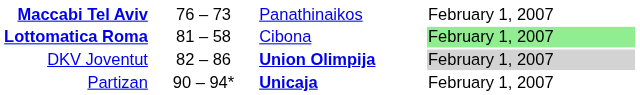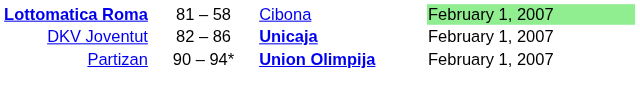- row: (83, 14)
(317, 59) Union Olimpija -> (288, 37) Unicaja
(491, 59) lightgrey background -> (491, 37) no background
(288, 82) Unicaja -> (317, 59) Union Olimpija
